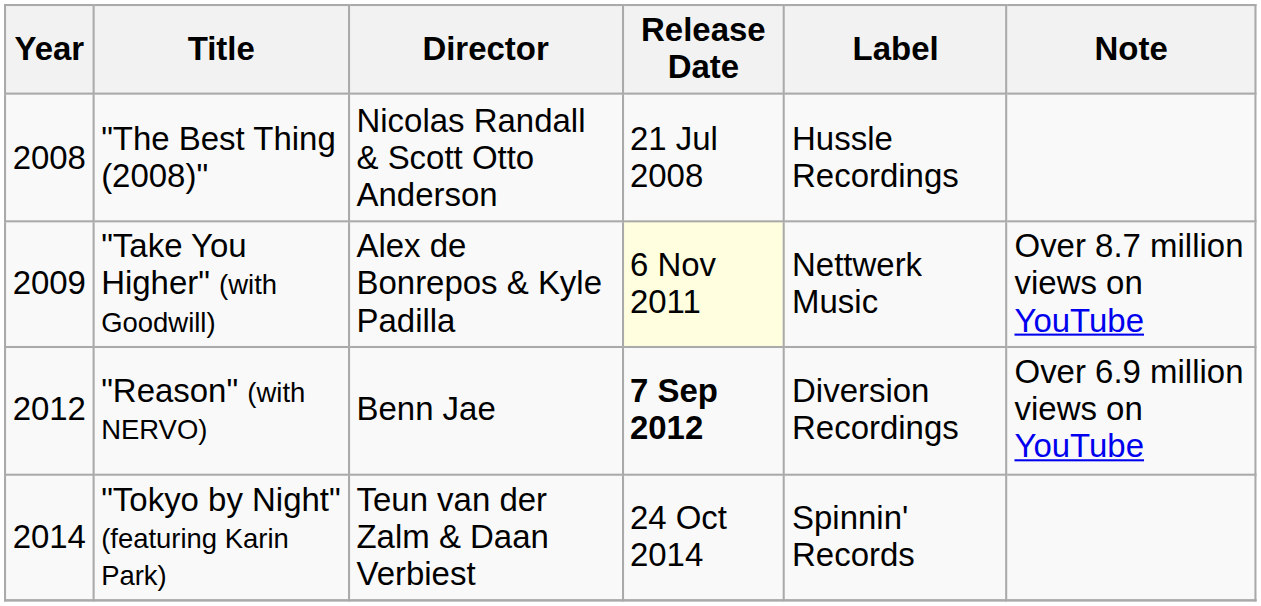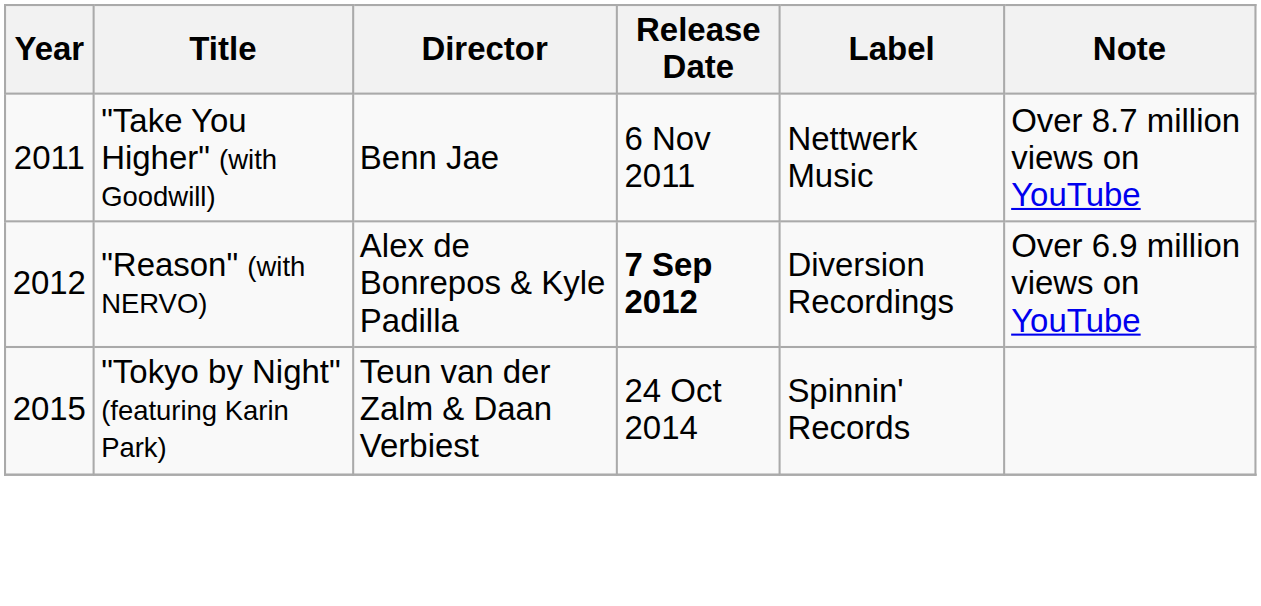- row: (218, 157)
(49, 283) 2009 -> (49, 157) 2011
(479, 283) Alex de Bonrepos & Kyle Padilla -> (430, 157) Benn Jae
(673, 283) lightyellow background -> (668, 157) no background
(426, 409) Benn Jae -> (483, 283) Alex de Bonrepos & Kyle Padilla
(49, 536) 2014 -> (49, 409) 2015
